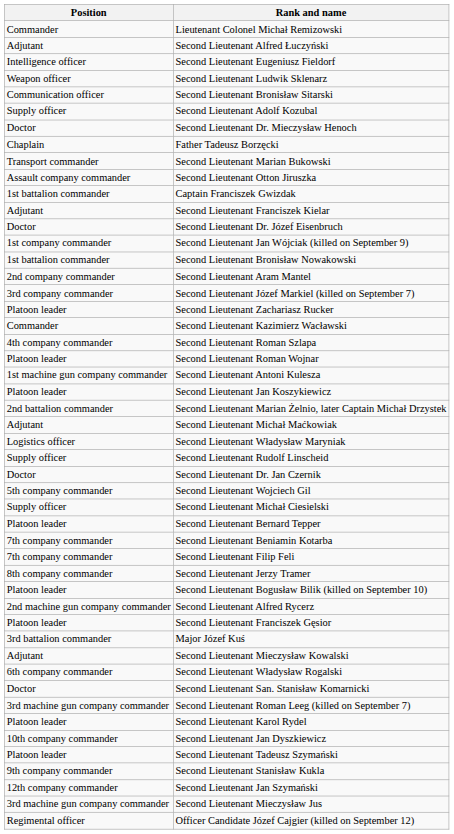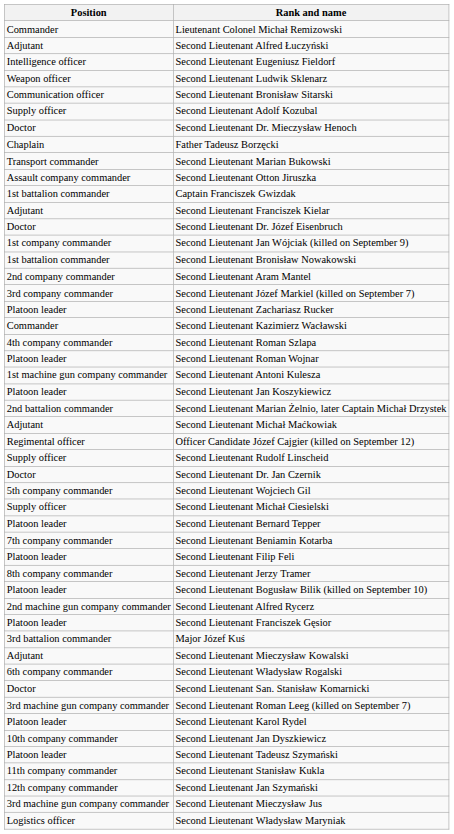rows swapped: (261, 441) <-> (295, 820)
(60, 557) 7th company commander -> (37, 557) Platoon leader
(60, 771) 9th company commander -> (62, 771) 11th company commander
